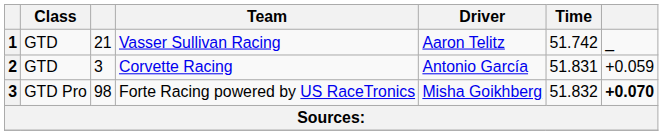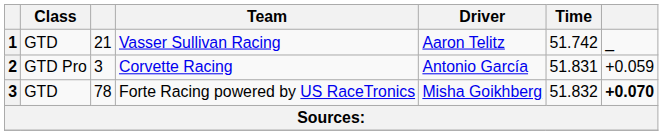(41, 67) GTD -> (56, 67) GTD Pro
(56, 92) GTD Pro -> (41, 92) GTD
(103, 92) 98 -> (103, 92) 78
